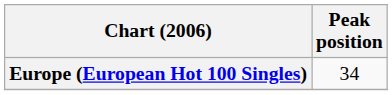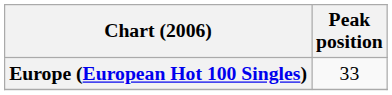(349, 73) 34 -> (349, 73) 33
